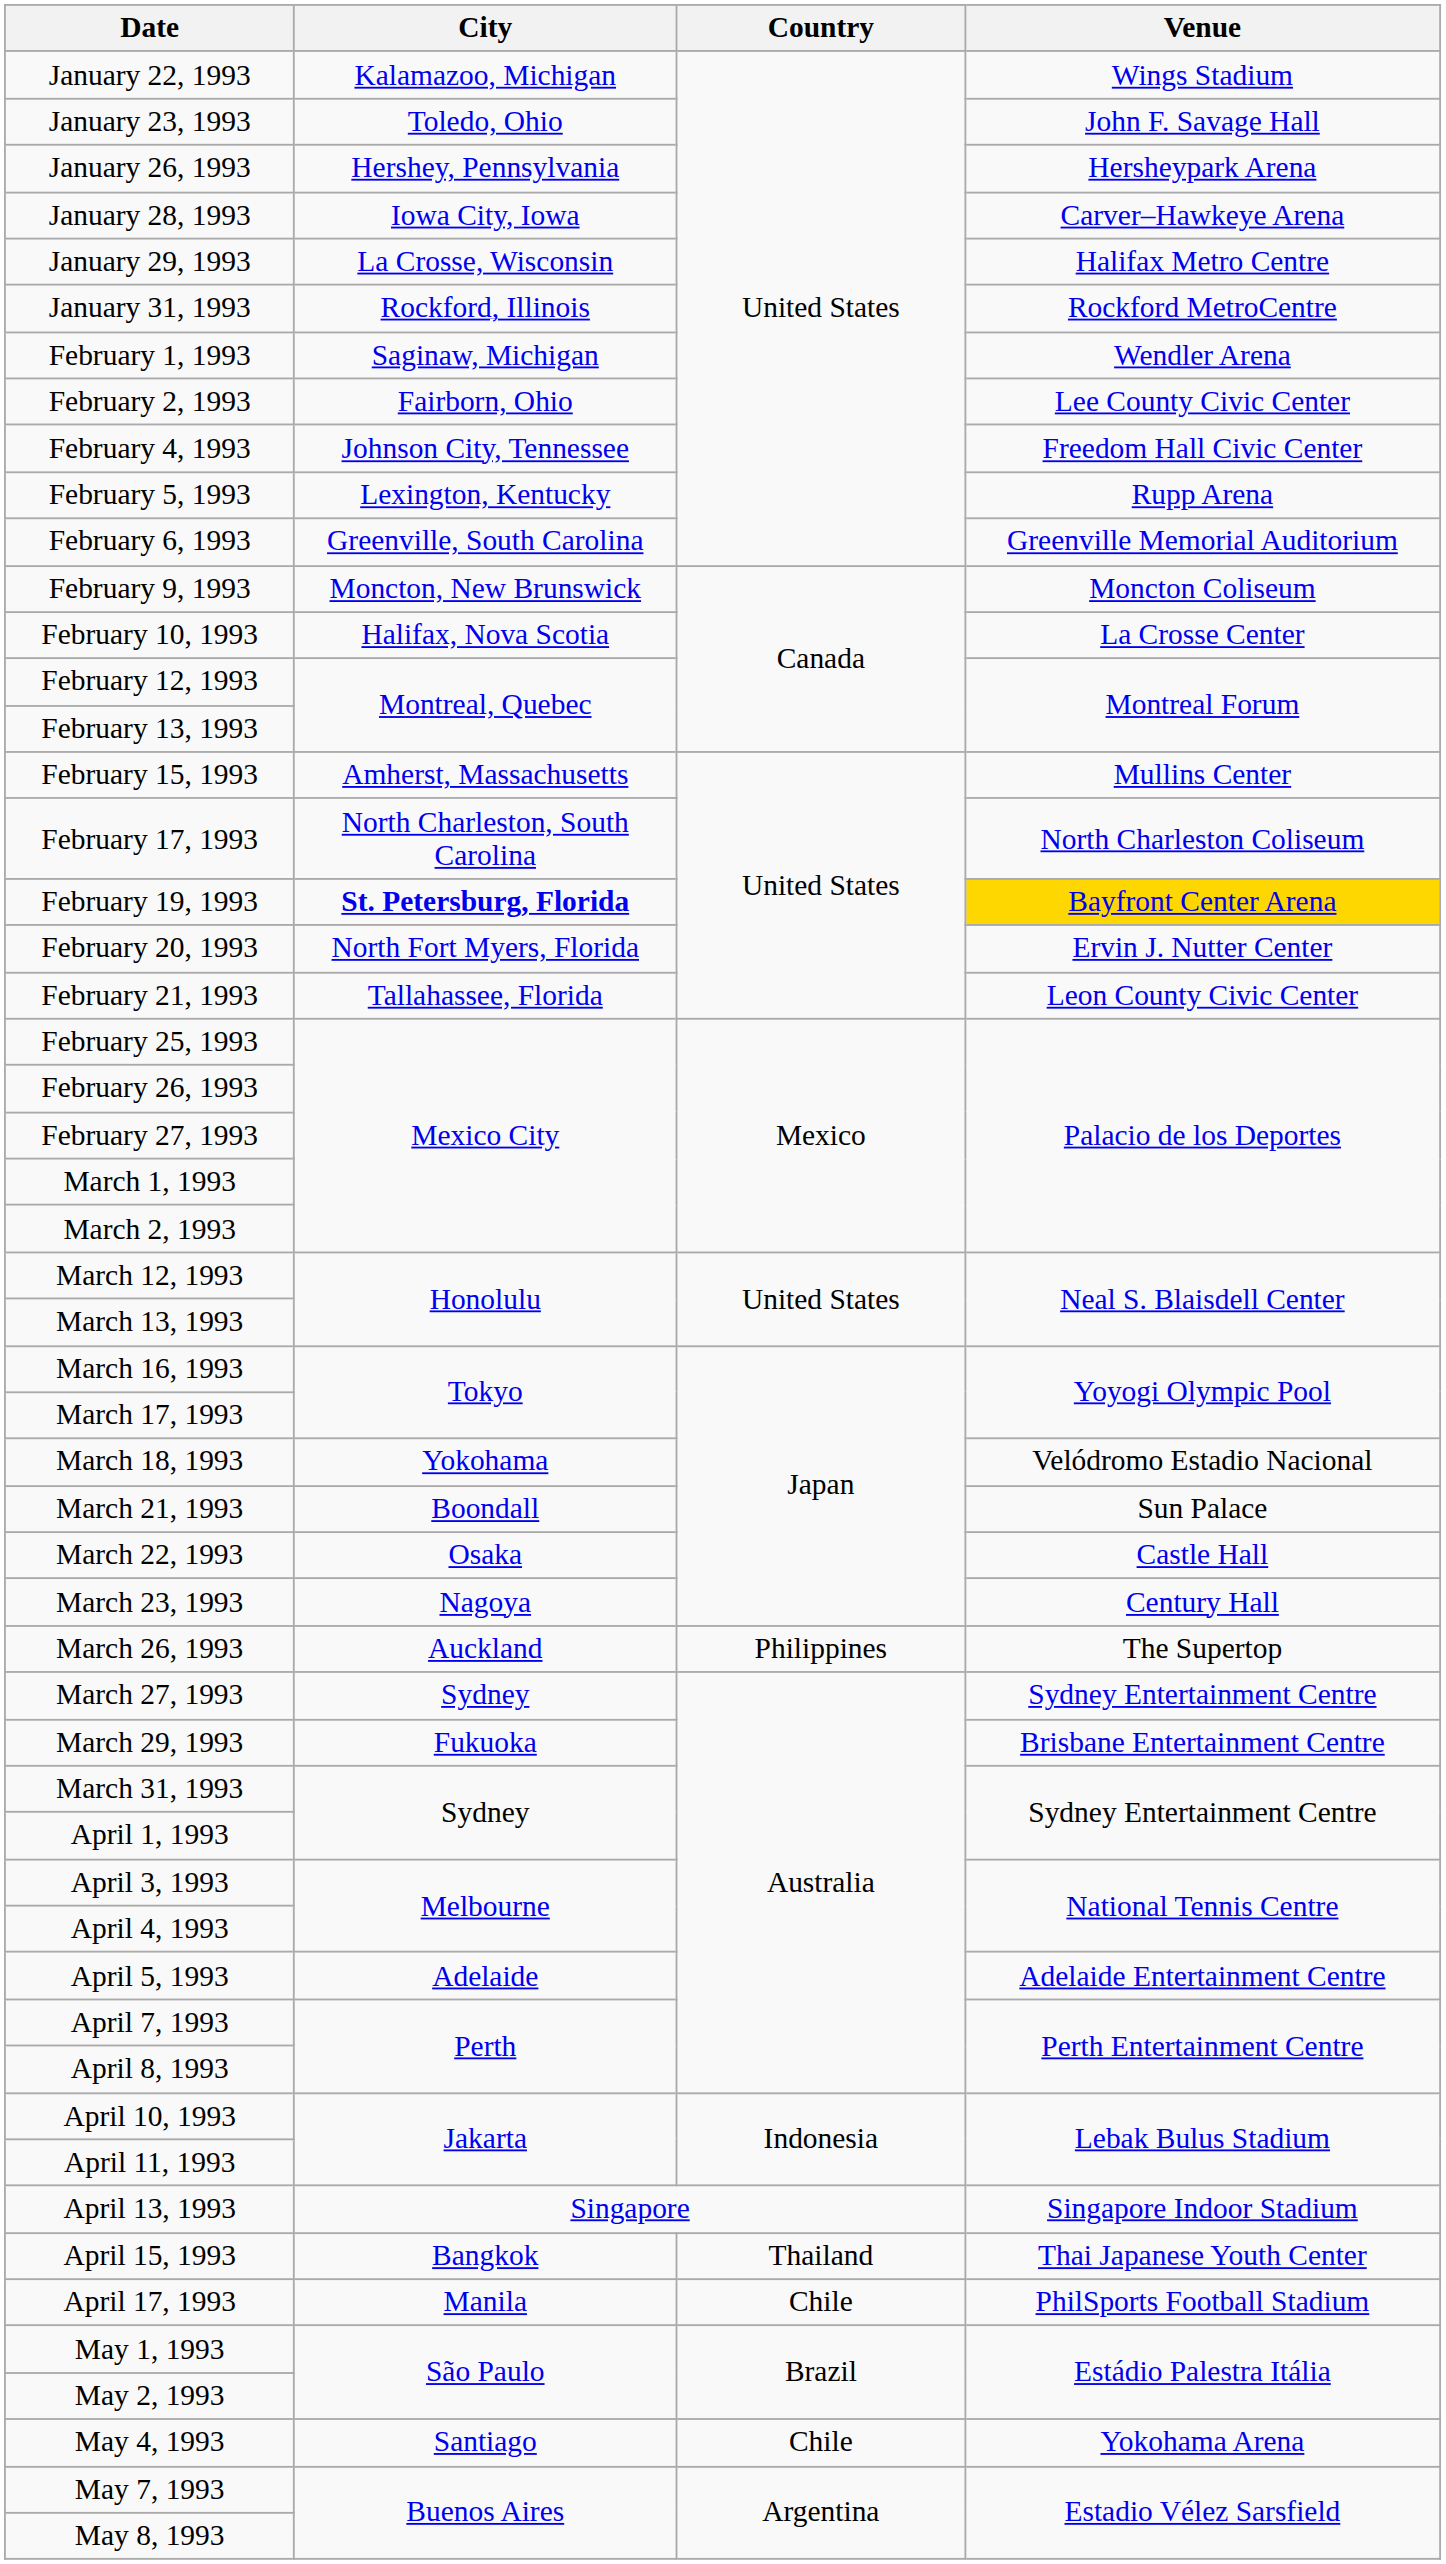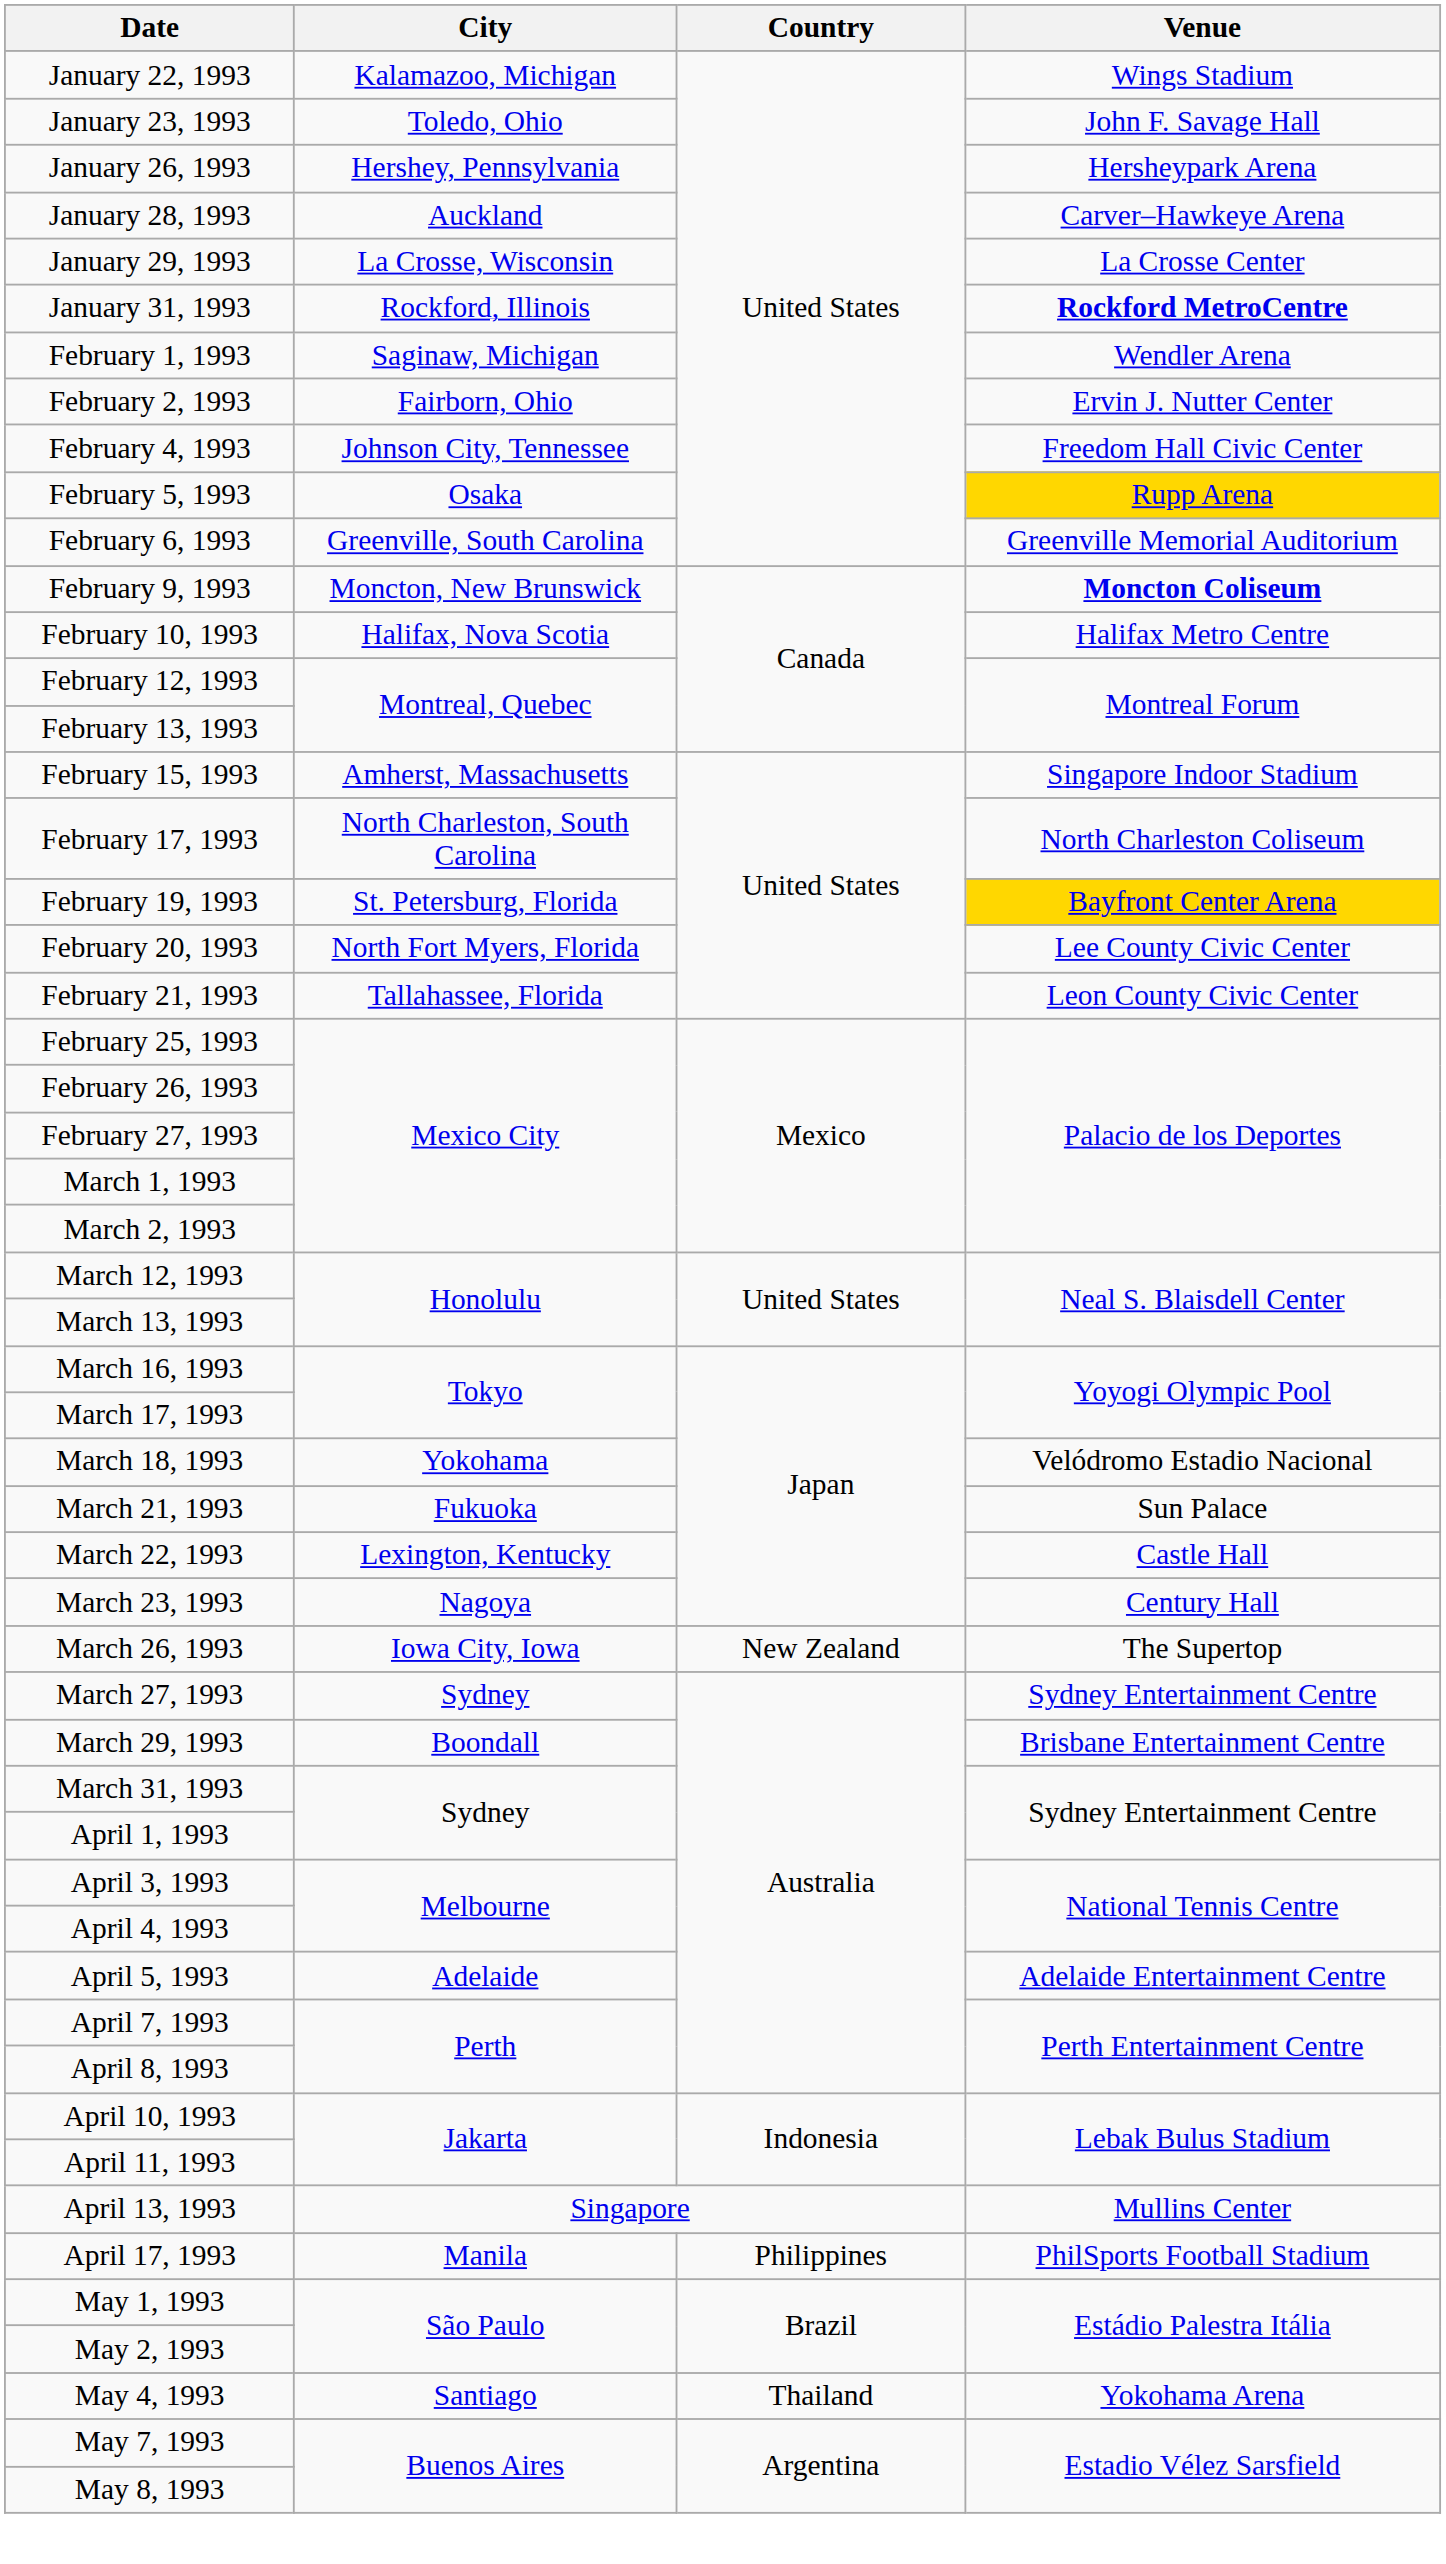(485, 214) Iowa City, Iowa -> (485, 214) Auckland
(1202, 261) Halifax Metro Centre -> (1202, 261) La Crosse Center
(1202, 307) normal -> (1202, 307) bold
(1202, 401) Lee County Civic Center -> (1202, 401) Ervin J. Nutter Center
(485, 494) Lexington, Kentucky -> (485, 494) Osaka
(1202, 494) no background -> (1202, 494) gold background
(1202, 588) normal -> (1202, 588) bold
(1202, 634) La Crosse Center -> (1202, 634) Halifax Metro Centre
(1202, 774) Mullins Center -> (1202, 774) Singapore Indoor Stadium
(485, 901) bold -> (485, 901) normal
(1202, 948) Ervin J. Nutter Center -> (1202, 948) Lee County Civic Center
(485, 1508) Boondall -> (485, 1508) Fukuoka
(485, 1555) Osaka -> (485, 1555) Lexington, Kentucky
(485, 1648) Auckland -> (485, 1648) Iowa City, Iowa
(821, 1648) Philippines -> (821, 1648) New Zealand
(485, 1741) Fukuoka -> (485, 1741) Boondall
(1202, 2208) Singapore Indoor Stadium -> (1202, 2208) Mullins Center
- row: (150, 2255)
(821, 2302) Chile -> (821, 2255) Philippines
(821, 2442) Chile -> (821, 2395) Thailand
